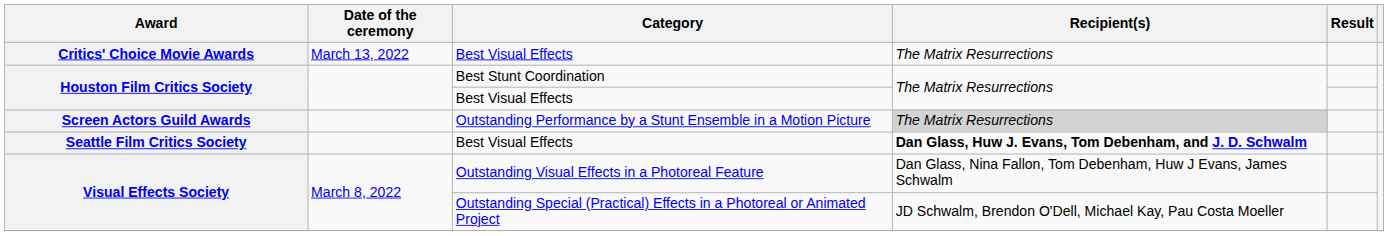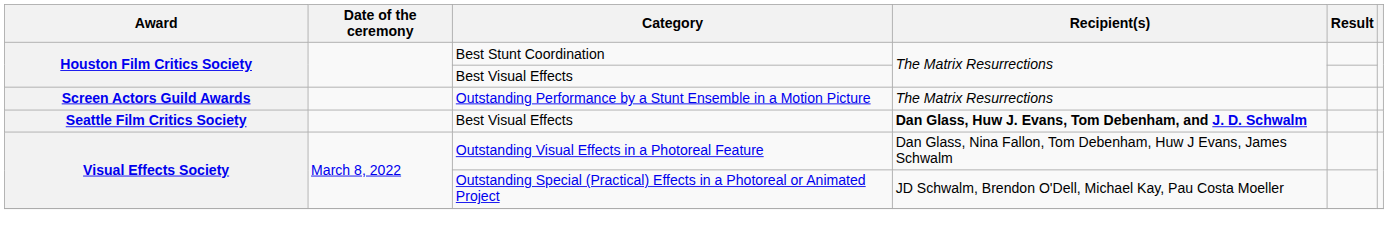- row: (156, 53)
(974, 120) lightgrey background -> (974, 98) no background
